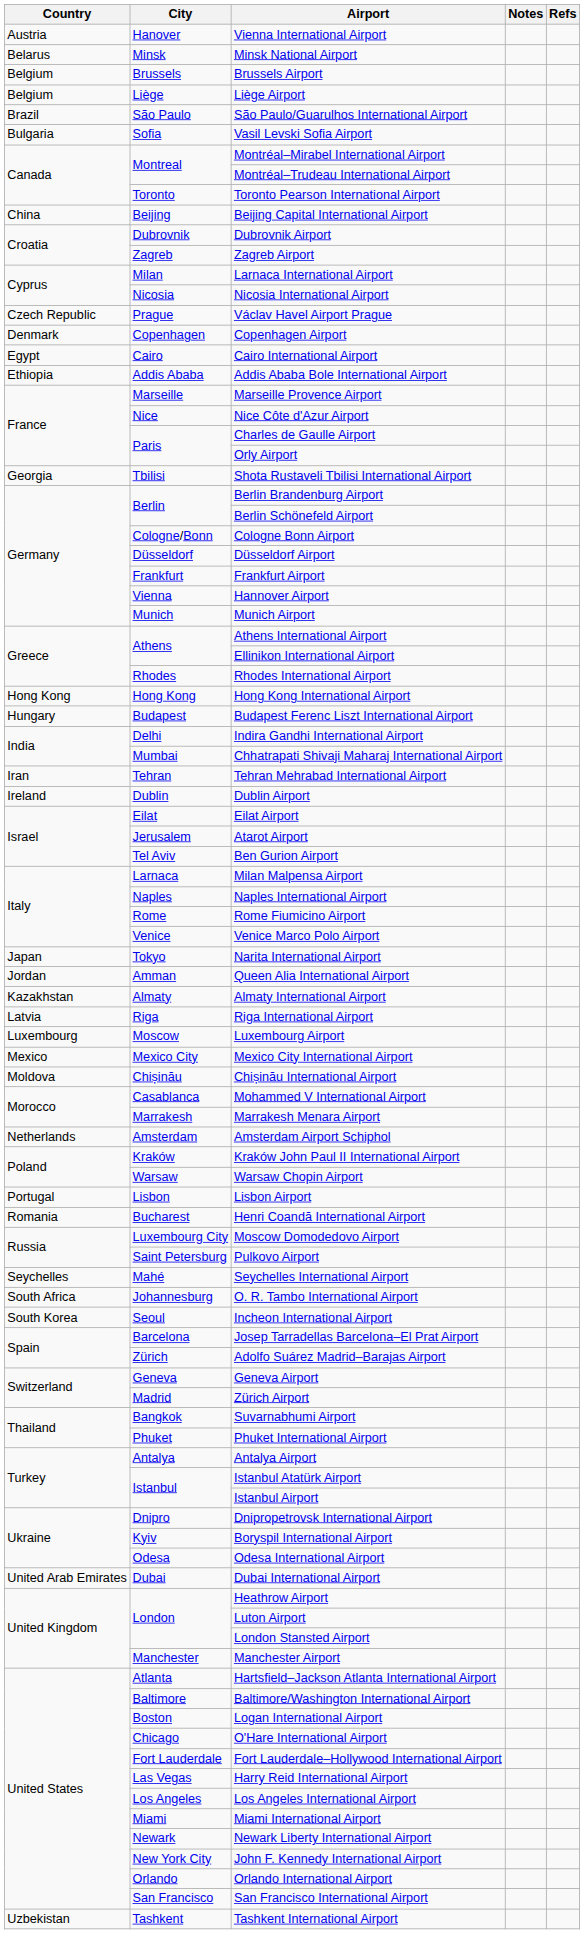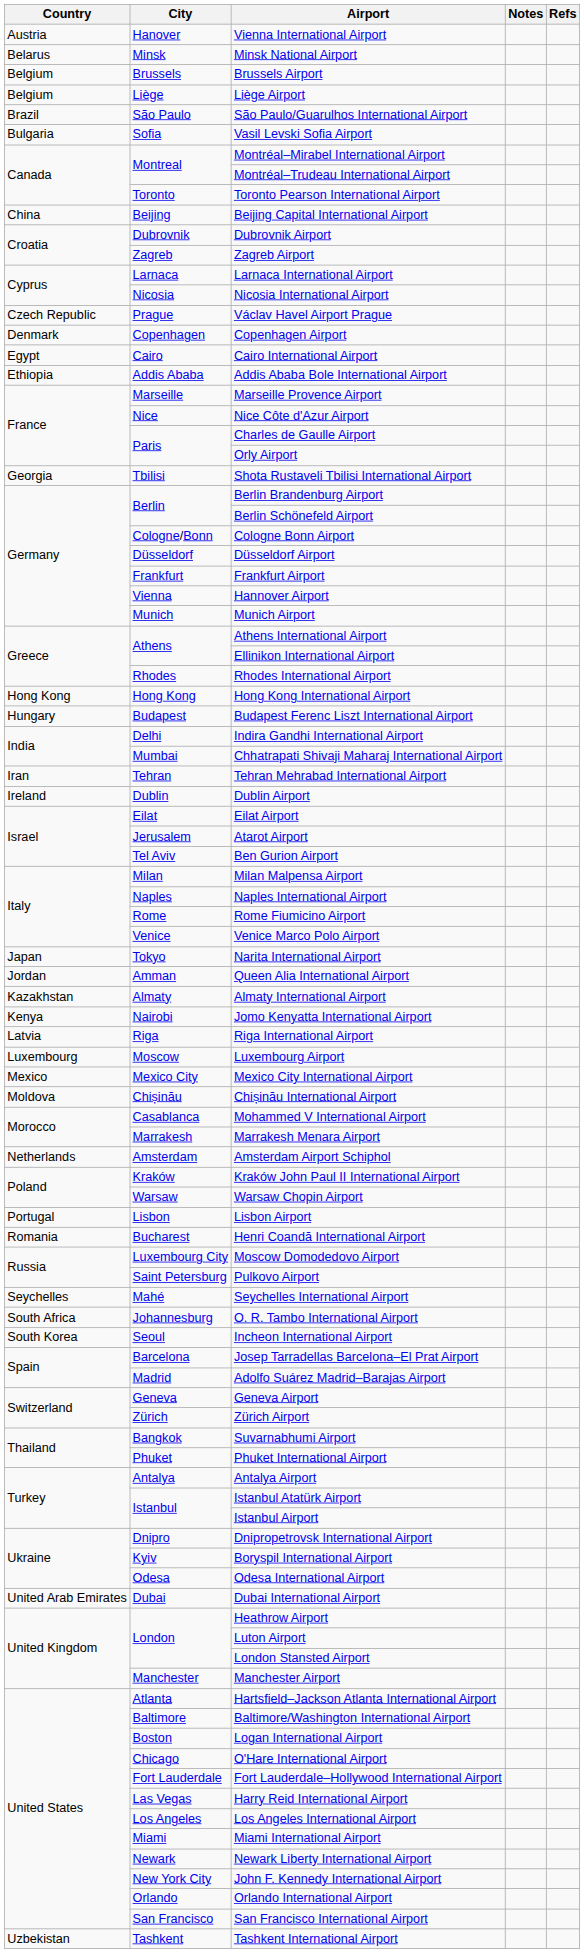(148, 275) Milan -> (155, 275) Larnaca
(155, 876) Larnaca -> (148, 876) Milan
+ row: (333, 1016)
(150, 1357) Zürich -> (152, 1377) Madrid
(152, 1397) Madrid -> (150, 1417) Zürich
